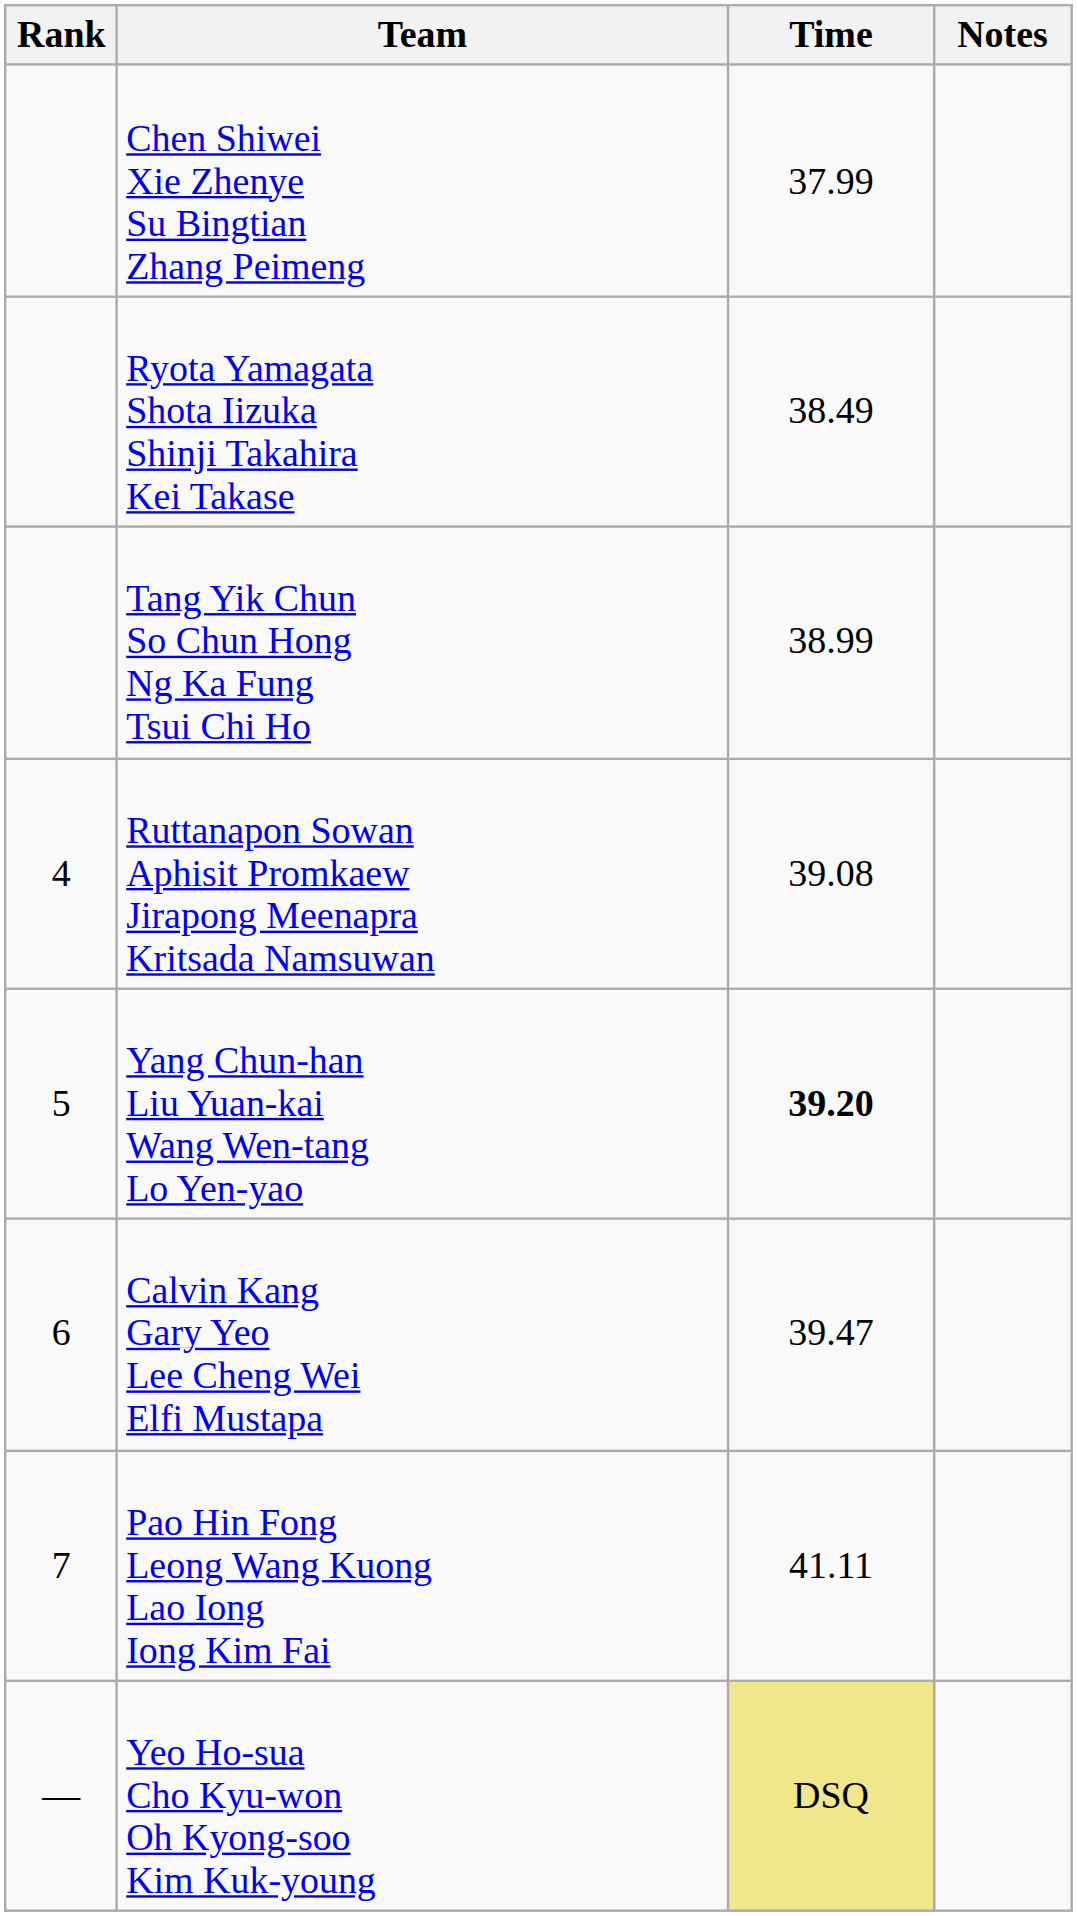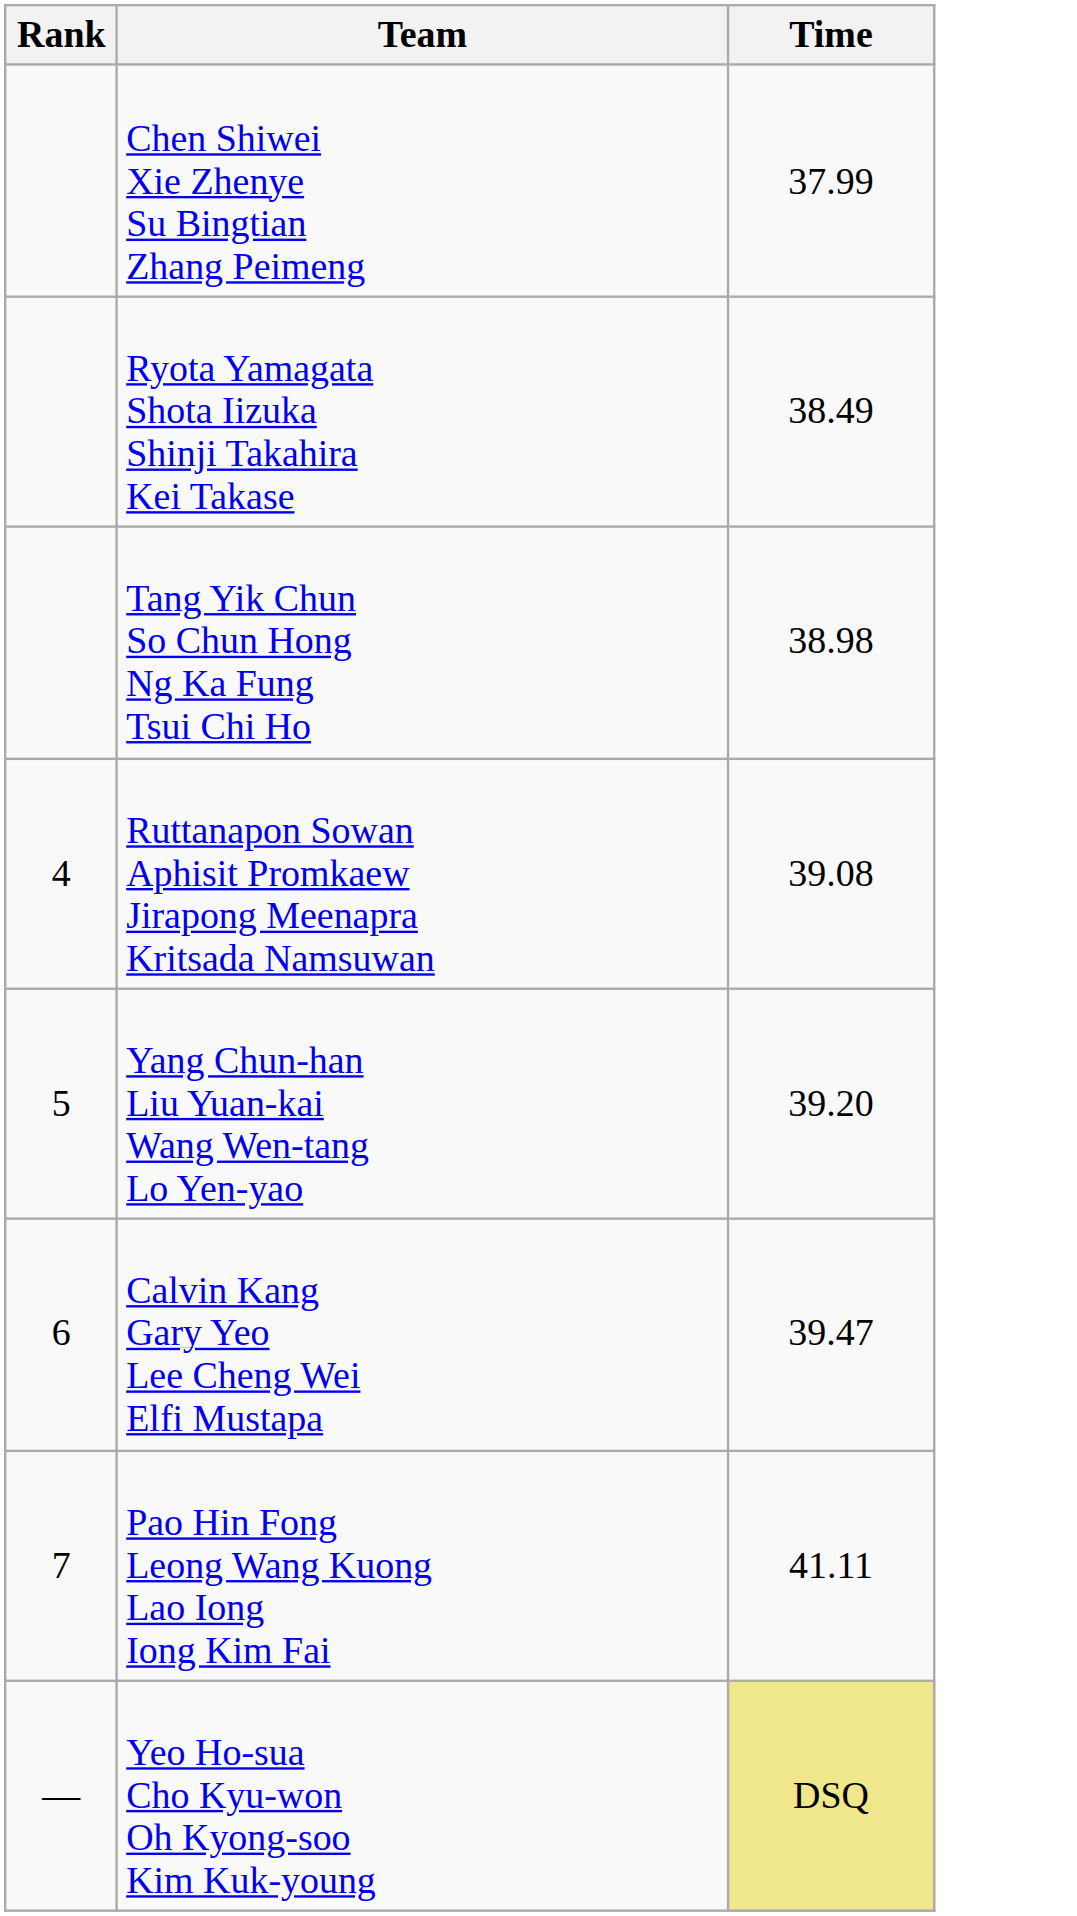- column: (1003, 34)
(831, 641) 38.99 -> (831, 641) 38.98
(831, 1103) bold -> (831, 1103) normal
